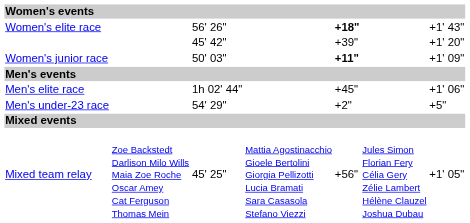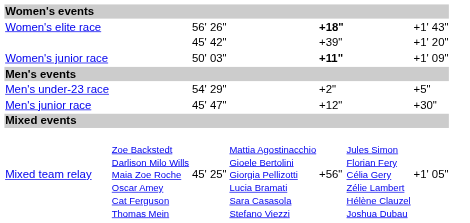- row: (45, 89)
+ row: (48, 105)
